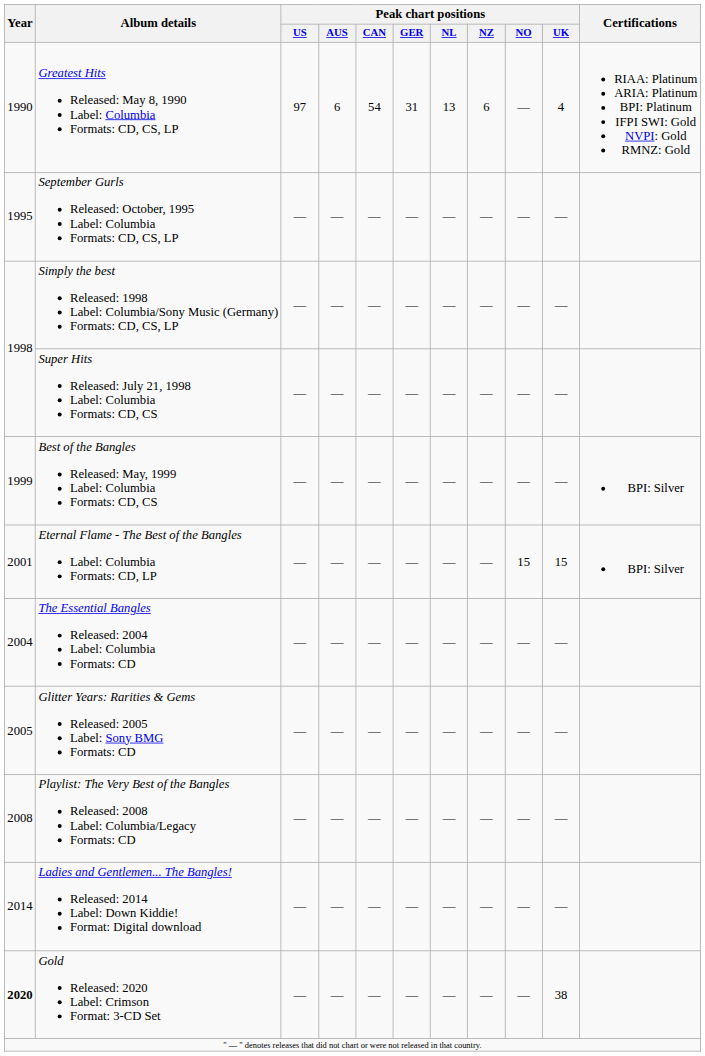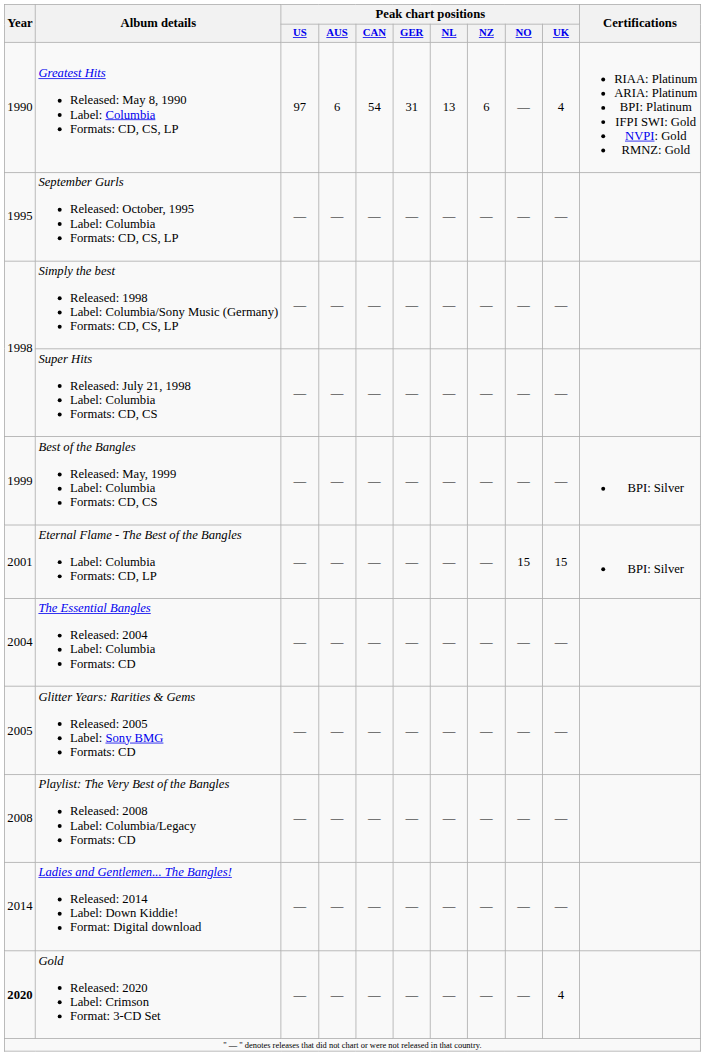(561, 994) 38 -> (561, 994) 4
